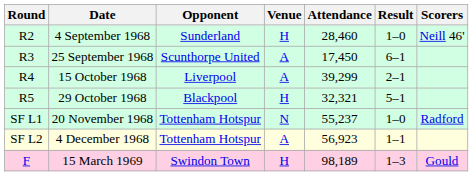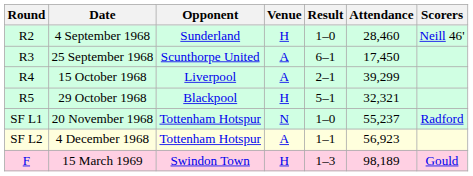columns swapped: (396, 14) <-> (340, 14)
